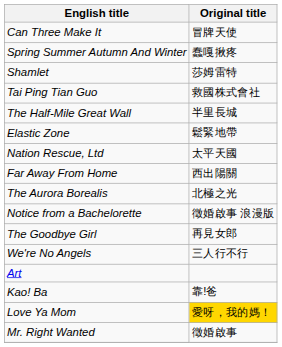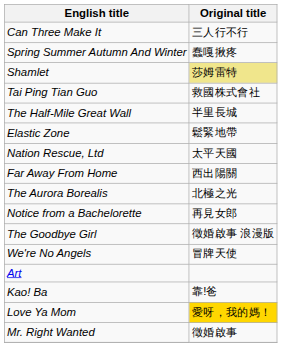(215, 32) 冒牌天使 -> (220, 32) 三人行不行
(215, 72) no background -> (215, 72) khaki background
(233, 213) 徵婚啟事 浪漫版 -> (215, 213) 再見女郎
(215, 233) 再見女郎 -> (233, 233) 徵婚啟事 浪漫版
(220, 253) 三人行不行 -> (215, 253) 冒牌天使
